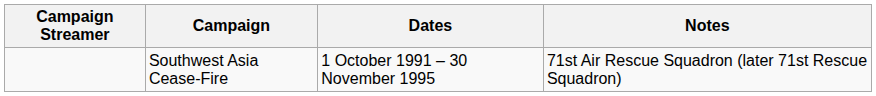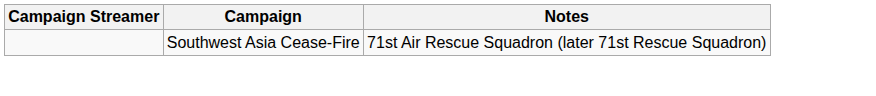- column: (430, 26)
